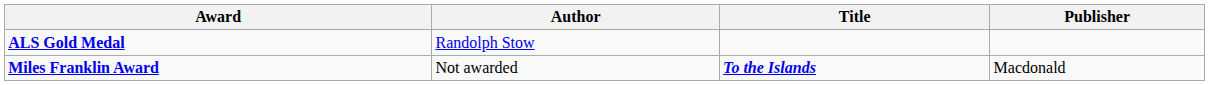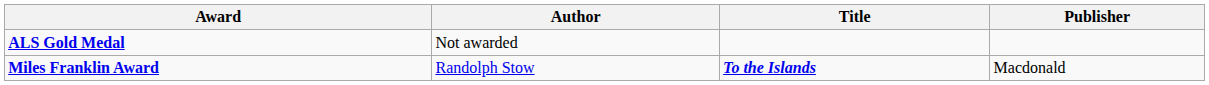(485, 42) Randolph Stow -> (477, 42) Not awarded
(477, 67) Not awarded -> (485, 67) Randolph Stow
